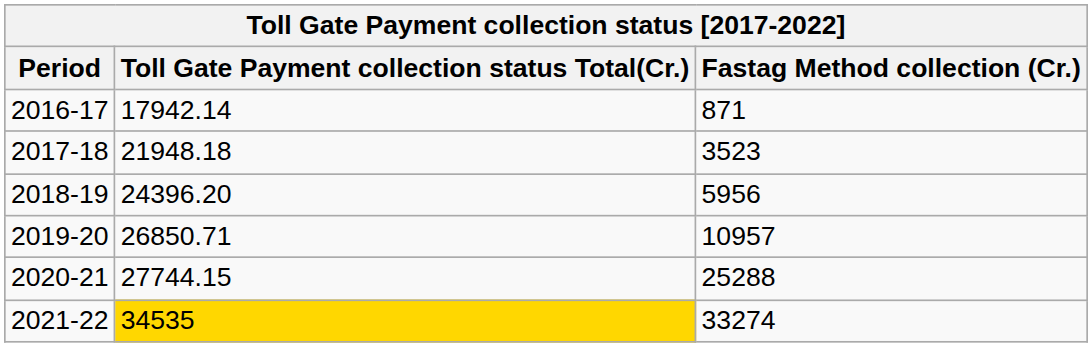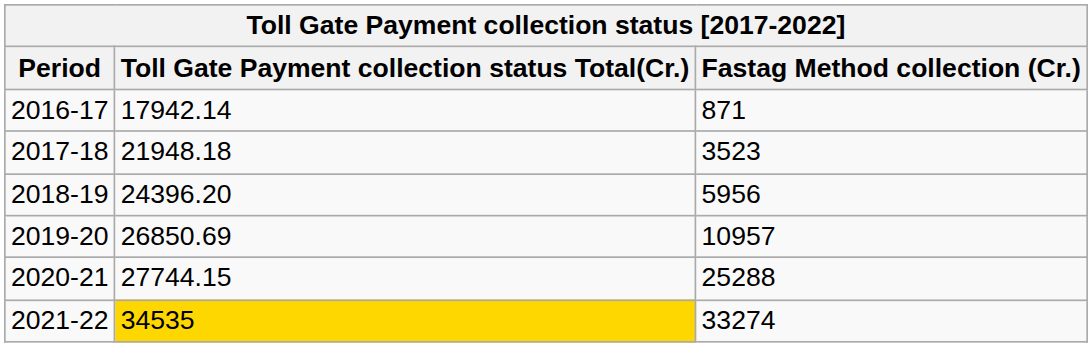(176, 236) 26850.71 -> (176, 236) 26850.69
